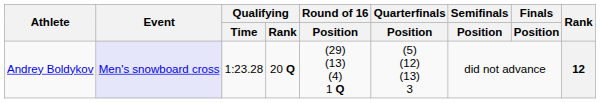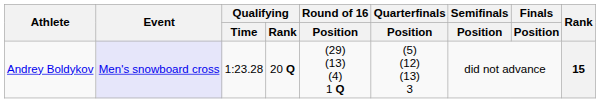(579, 69) 12 -> (579, 69) 15
